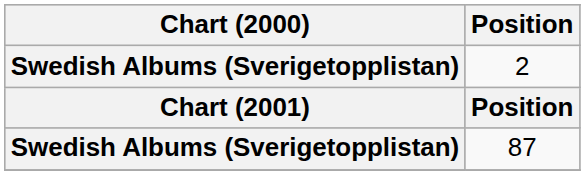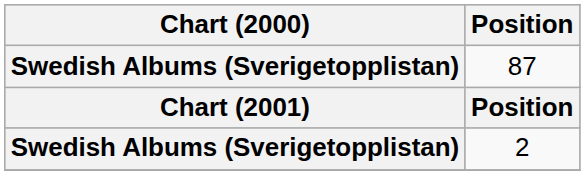rows swapped: (522, 66) <-> (522, 148)
